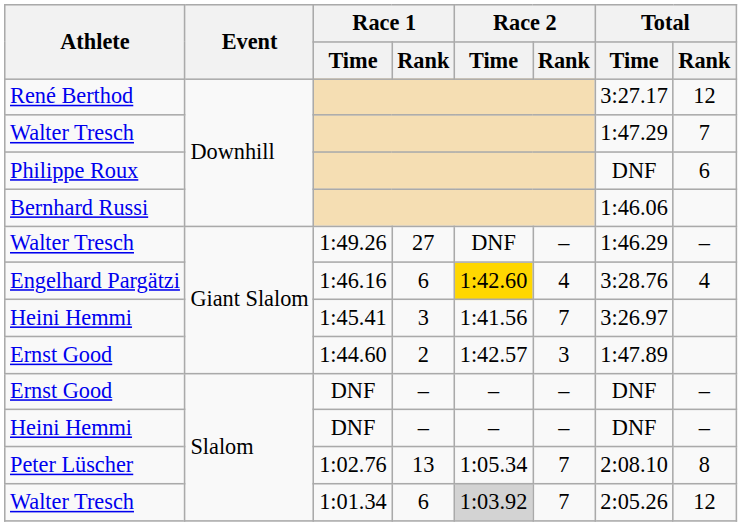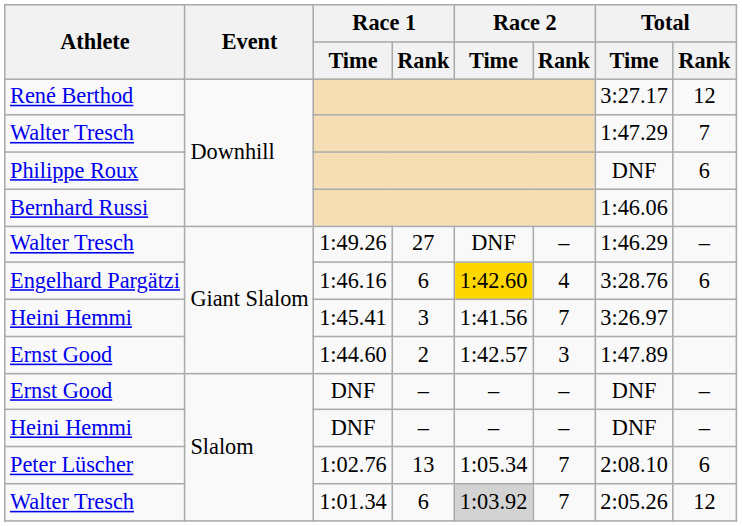(704, 280) 4 -> (704, 280) 6
(704, 465) 8 -> (704, 465) 6
